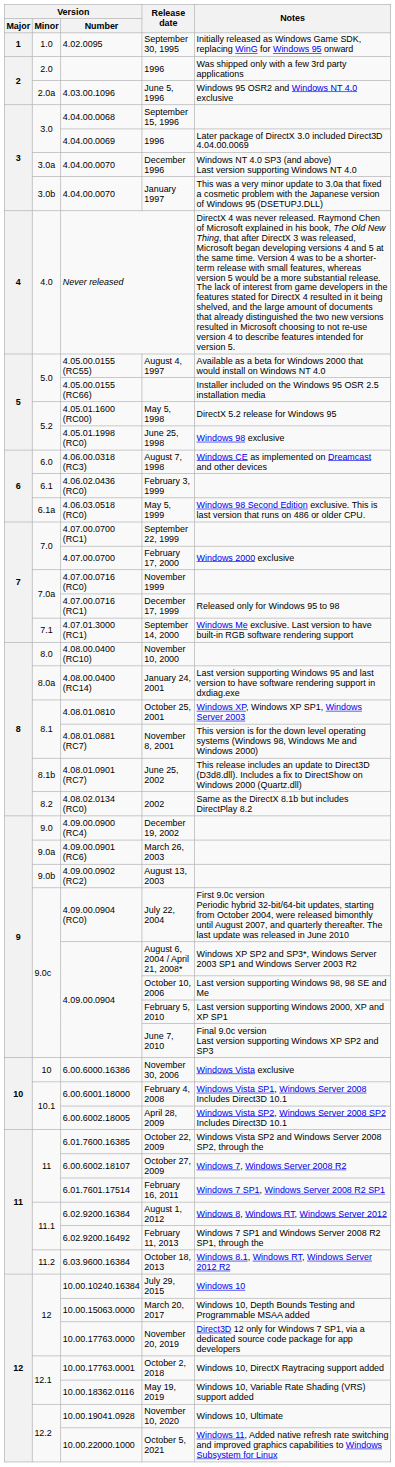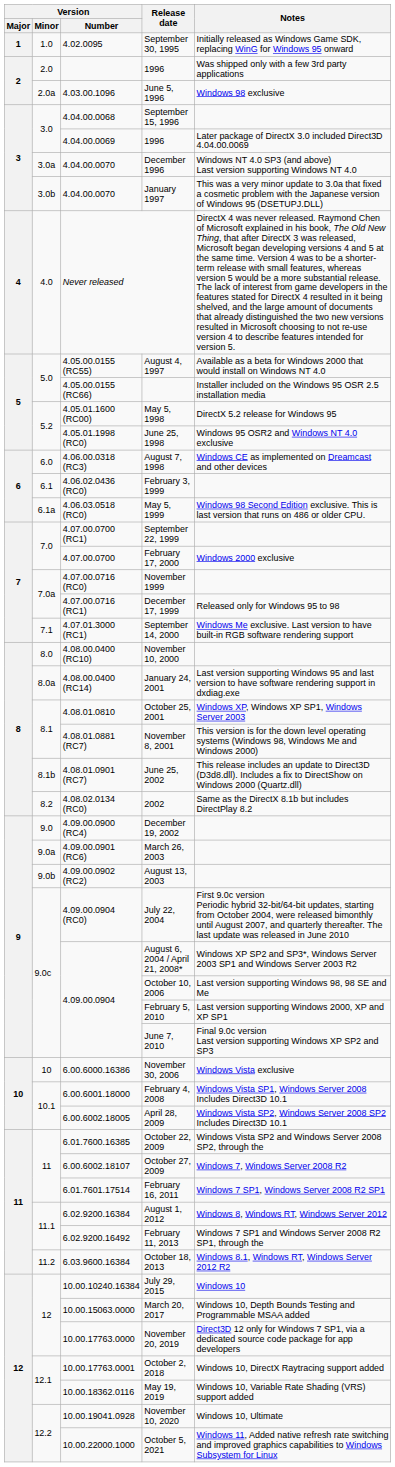(277, 93) Windows 95 OSR2 and Windows NT 4.0 exclusive -> (240, 93) Windows 98 exclusive
(240, 438) Windows 98 exclusive -> (277, 438) Windows 95 OSR2 and Windows NT 4.0 exclusive
